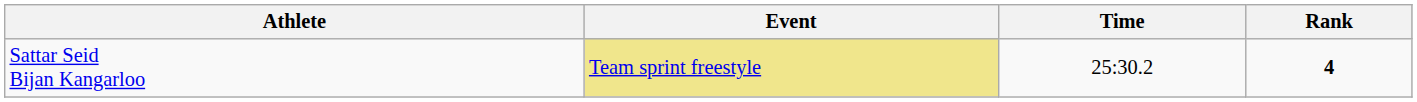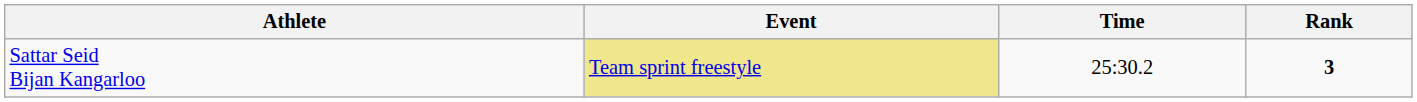(1329, 67) 4 -> (1329, 67) 3
